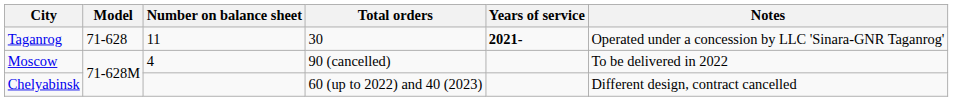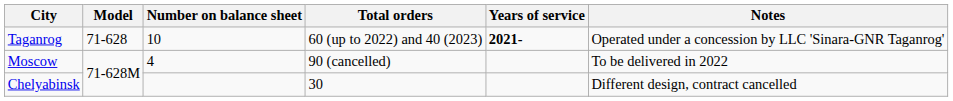(154, 38) 11 -> (154, 38) 10
(316, 38) 30 -> (395, 38) 60 (up to 2022) and 40 (2023)
(395, 84) 60 (up to 2022) and 40 (2023) -> (316, 84) 30
